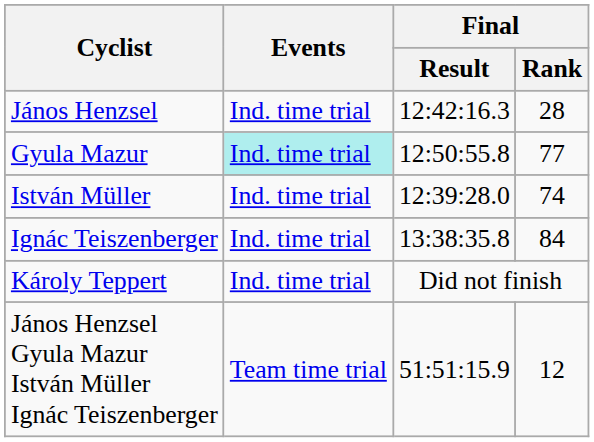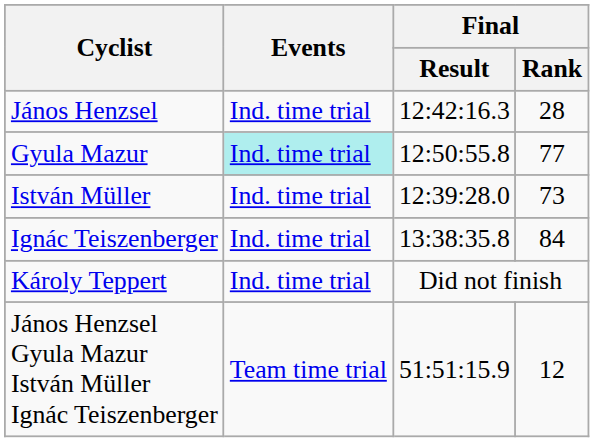(552, 196) 74 -> (552, 196) 73
